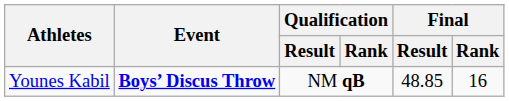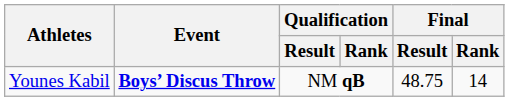(422, 81) 48.85 -> (422, 81) 48.75
(478, 81) 16 -> (478, 81) 14
